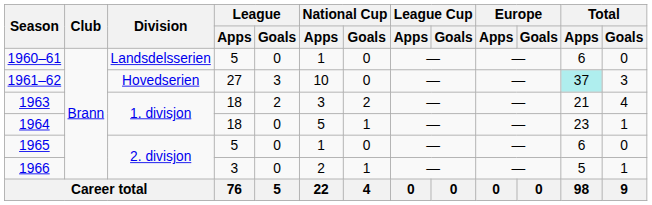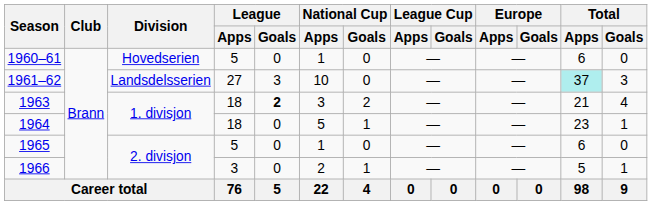(161, 59) Landsdelsserien -> (161, 59) Hovedserien
(161, 80) Hovedserien -> (161, 80) Landsdelsserien
(277, 102) normal -> (277, 102) bold
